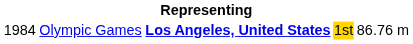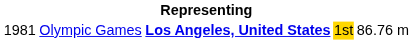(20, 30) 1984 -> (20, 30) 1981
